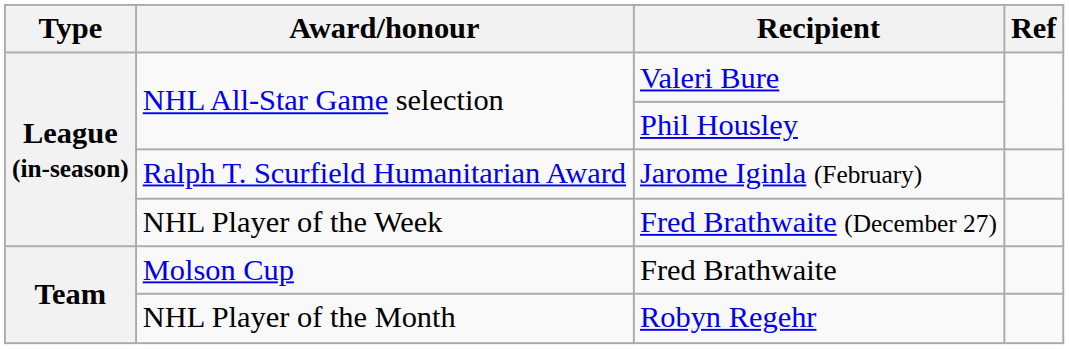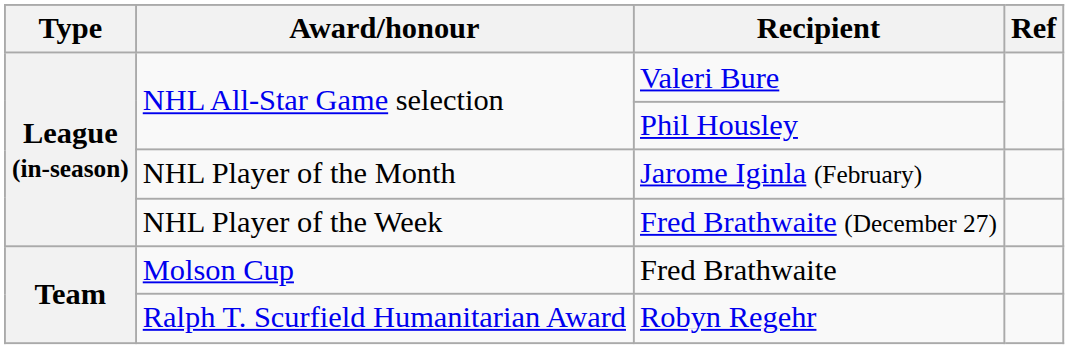(384, 173) Ralph T. Scurfield Humanitarian Award -> (299, 173) NHL Player of the Month
(299, 317) NHL Player of the Month -> (384, 317) Ralph T. Scurfield Humanitarian Award
